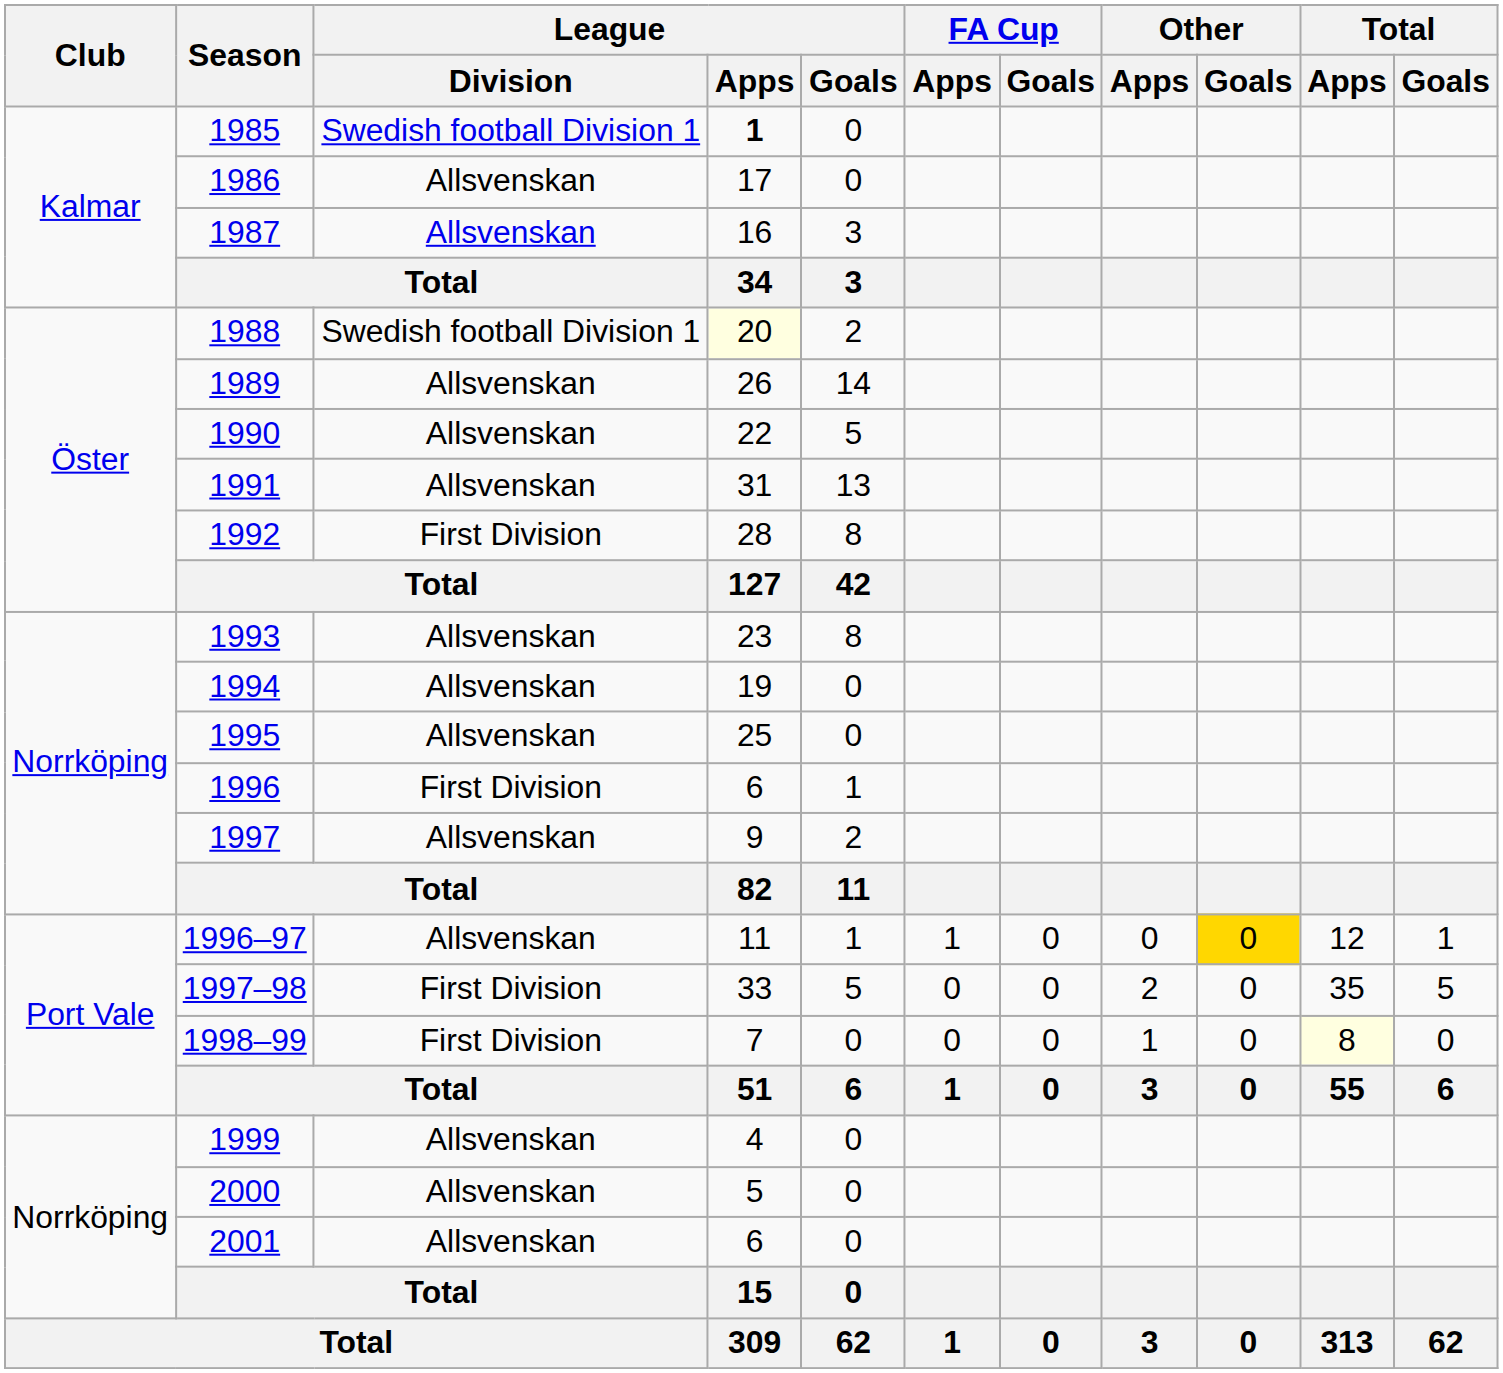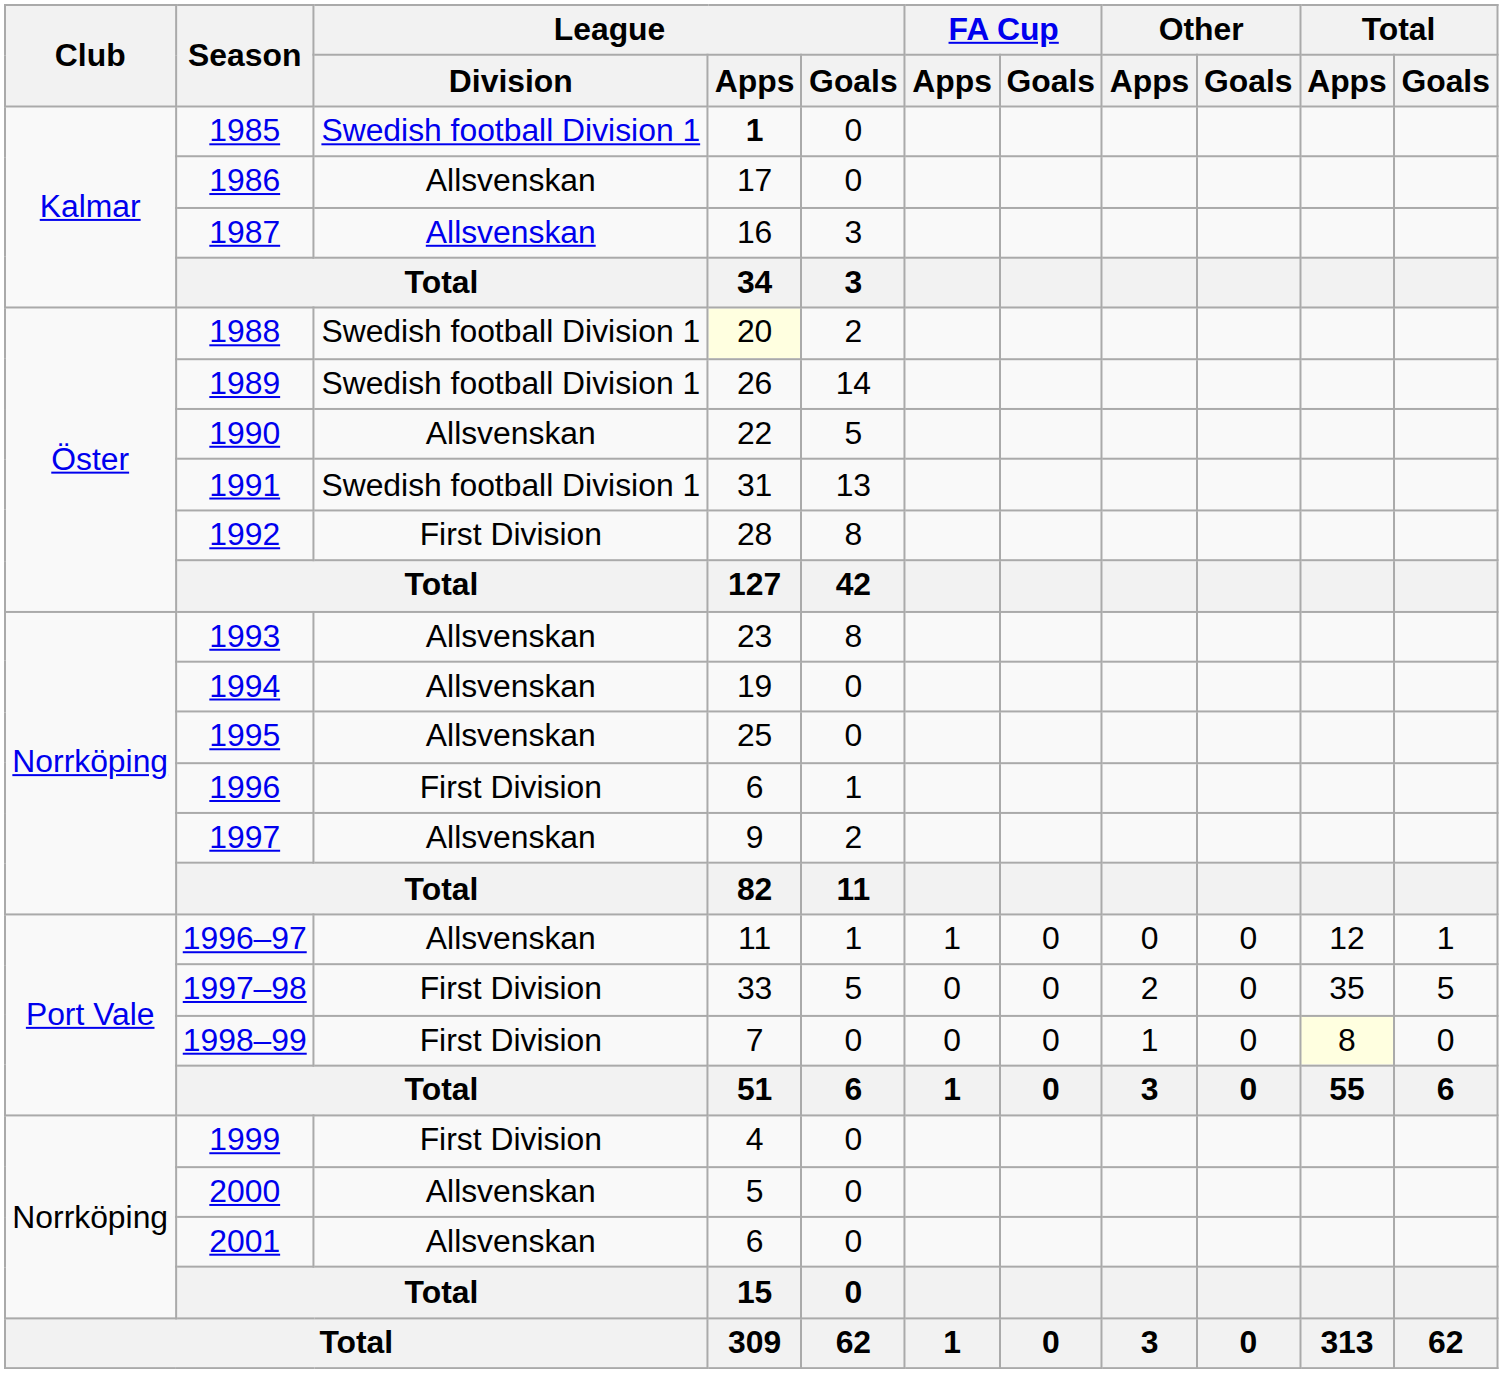(511, 383) Allsvenskan -> (511, 383) Swedish football Division 1
(511, 484) Allsvenskan -> (511, 484) Swedish football Division 1
(1248, 938) gold background -> (1248, 938) no background
(511, 1140) Allsvenskan -> (511, 1140) First Division
